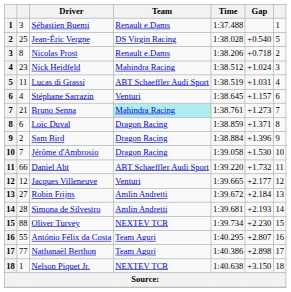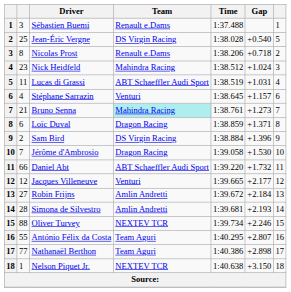(141, 138) Dragon Racing -> (146, 138) DS Virgin Racing
(259, 223) +2.230 -> (259, 223) +2.246
